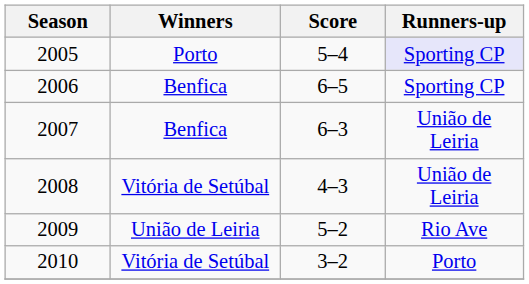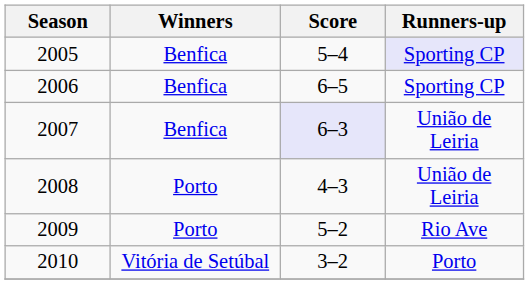(195, 53) Porto -> (195, 53) Benfica
(333, 130) no background -> (333, 130) lavender background
(195, 185) Vitória de Setúbal -> (195, 185) Porto
(195, 229) União de Leiria -> (195, 229) Porto
